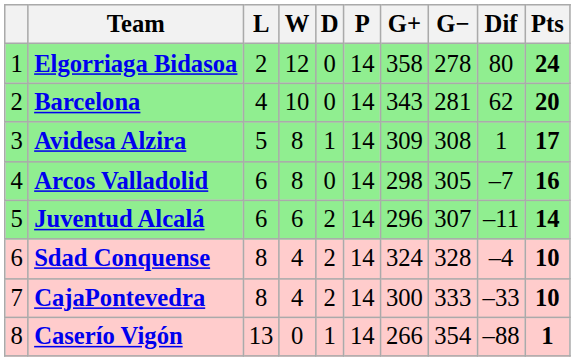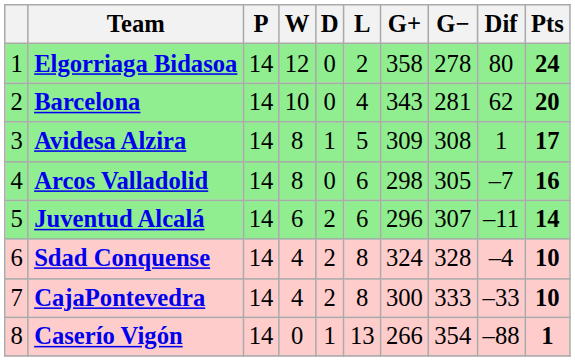columns swapped: (362, 24) <-> (261, 24)
